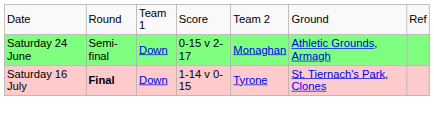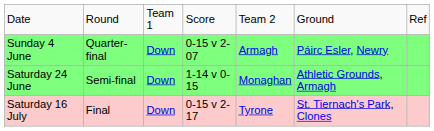+ row: (31, 50)
(201, 50) 0-15 v 2-17 -> (208, 80) 1-14 v 0-15
(102, 80) bold -> (98, 110) normal
(201, 80) 1-14 v 0-15 -> (208, 110) 0-15 v 2-17
